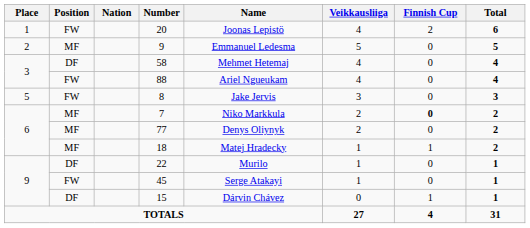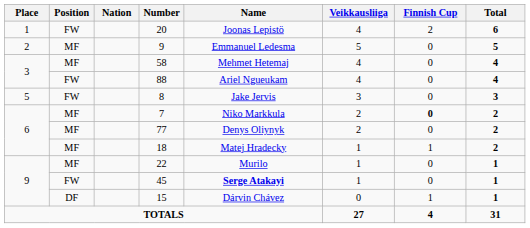(72, 63) DF -> (72, 63) MF
(72, 164) DF -> (72, 164) MF
(253, 181) normal -> (253, 181) bold
